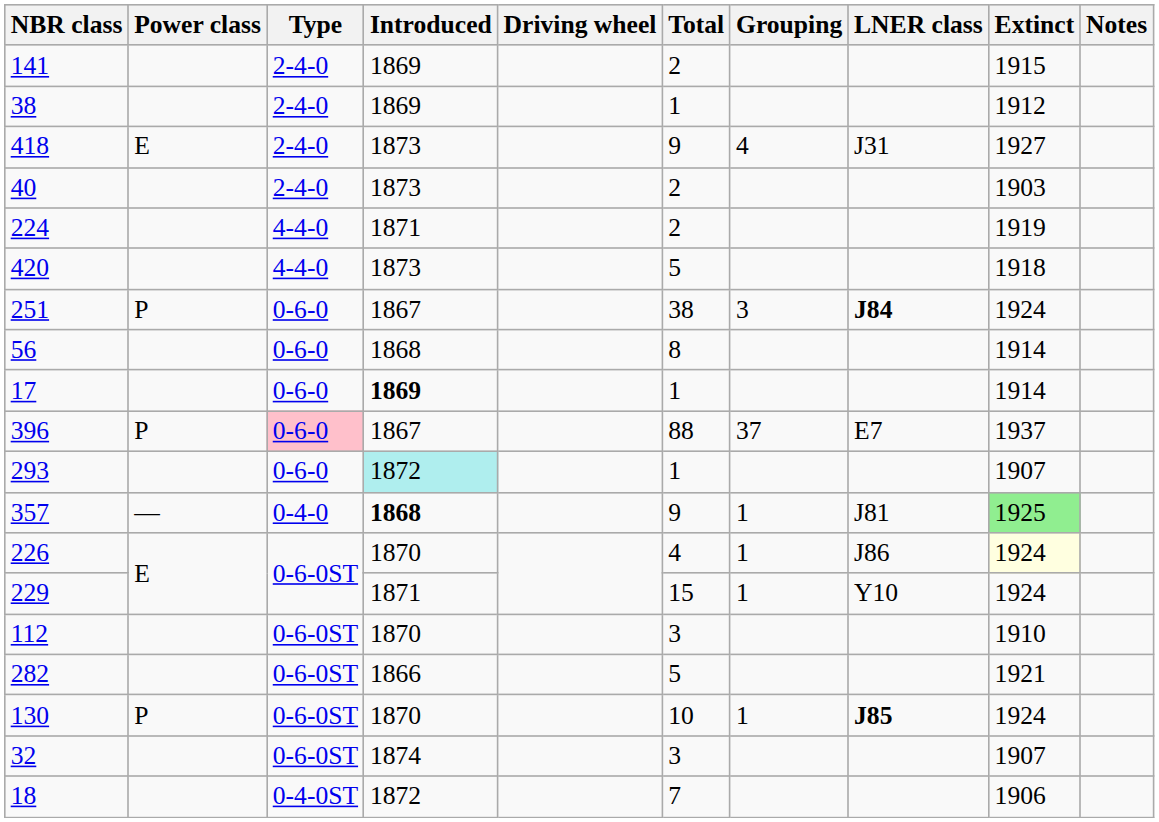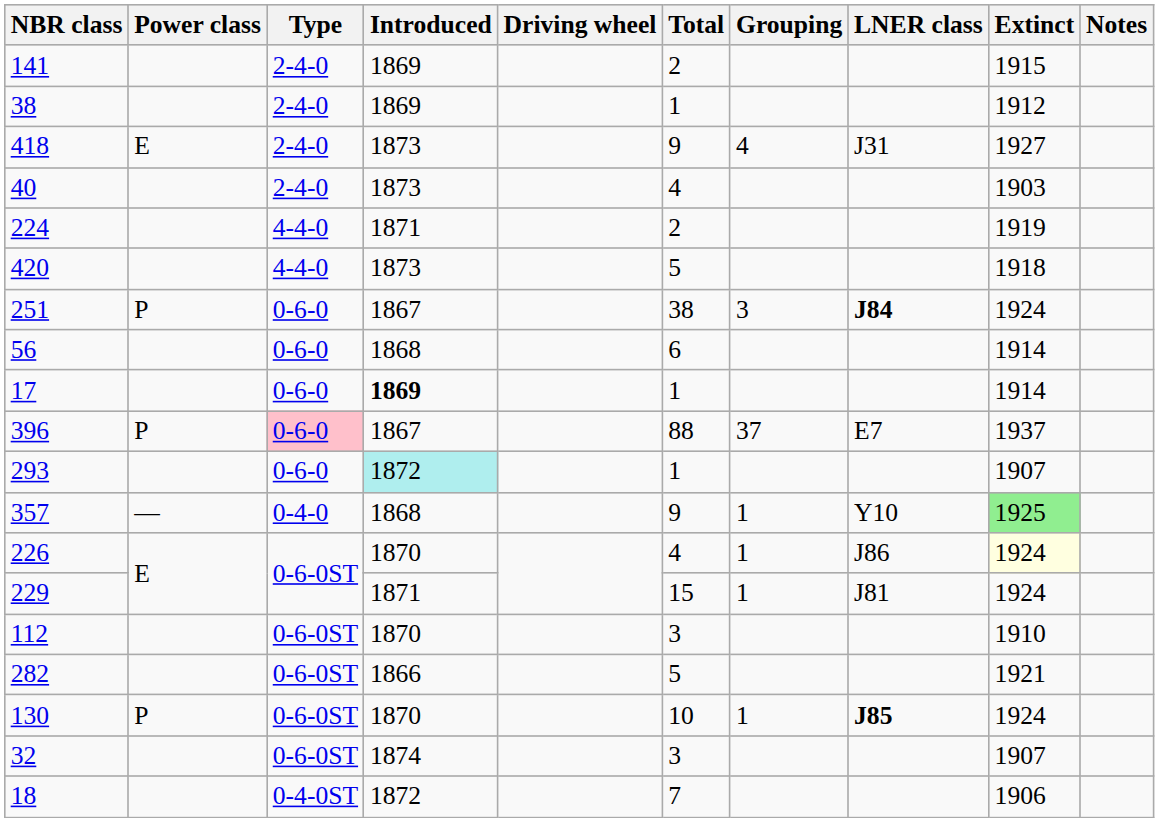(675, 187) 2 -> (675, 187) 4
(675, 349) 8 -> (675, 349) 6
(395, 512) bold -> (395, 512) normal
(872, 512) J81 -> (876, 512) Y10
(876, 593) Y10 -> (872, 593) J81
